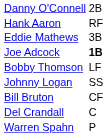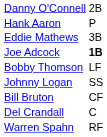(96, 23) RF -> (92, 23) P
(92, 128) P -> (96, 128) RF
